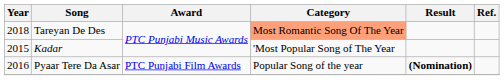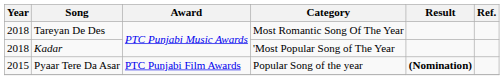(328, 30) lightsalmon background -> (328, 30) no background
(18, 48) 2015 -> (18, 48) 2018
(18, 65) 2016 -> (18, 65) 2015
